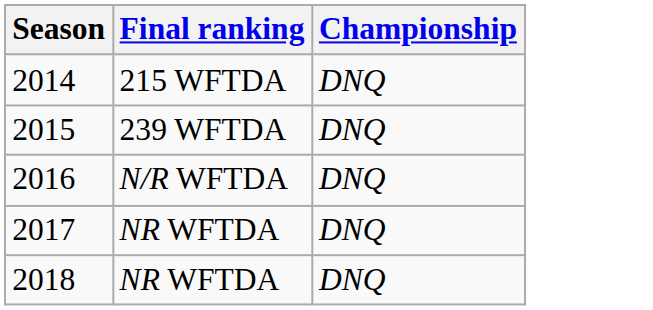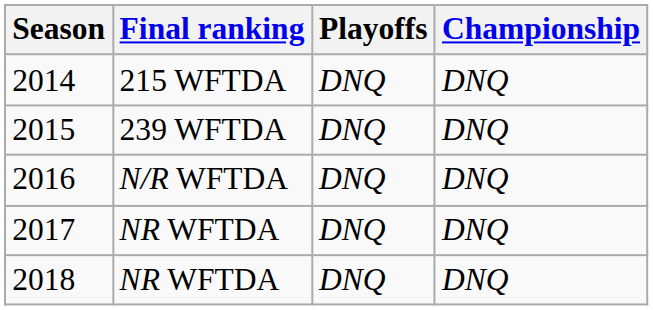+ column: (373, 29)
